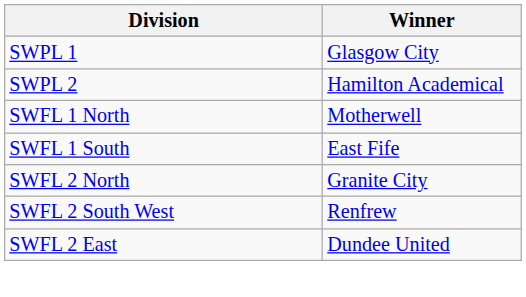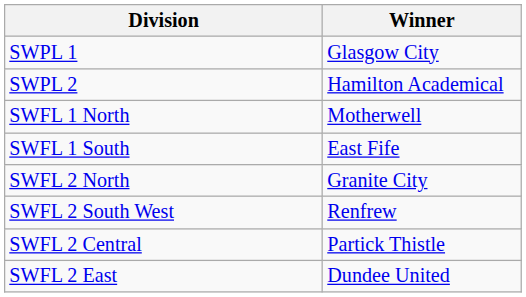+ row: (76, 244)
